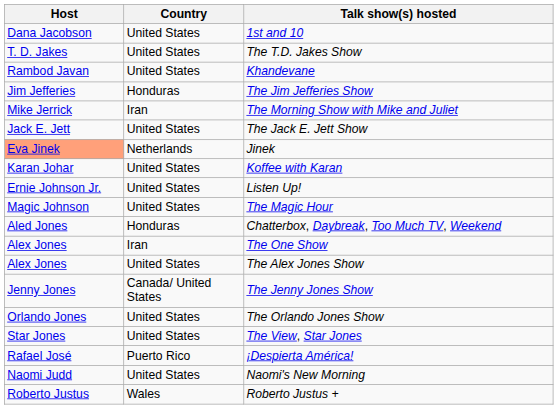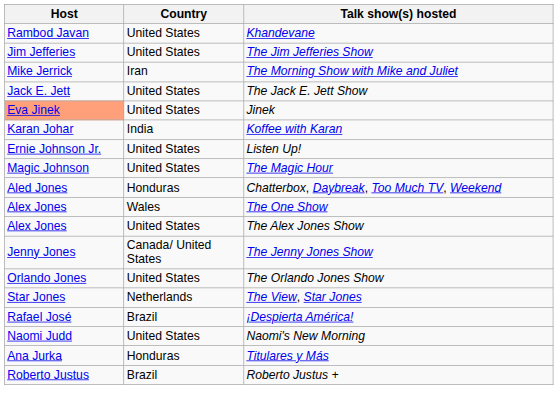- row: (275, 33)
- row: (304, 52)
(153, 91) Honduras -> (163, 52) United States
(160, 149) Netherlands -> (163, 110) United States
(163, 168) United States -> (140, 129) India
(137, 245) Iran -> (143, 206) Wales
(163, 336) United States -> (160, 297) Netherlands
(159, 355) Puerto Rico -> (142, 317) Brazil
+ row: (288, 355)
(143, 394) Wales -> (142, 374) Brazil
